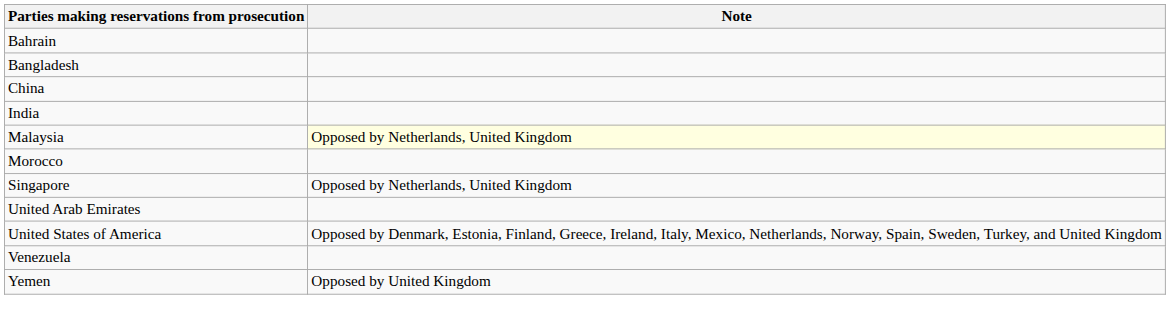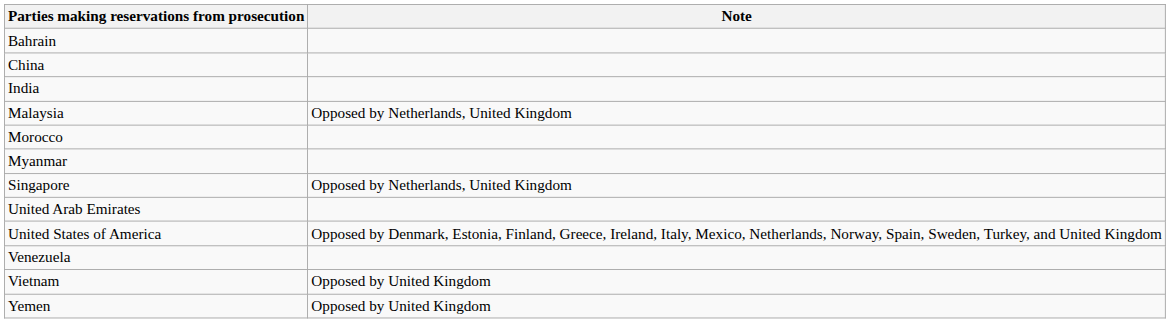- row: (43, 64)
(442, 137) lightyellow background -> (442, 112) no background
+ row: (38, 161)
+ row: (34, 281)
